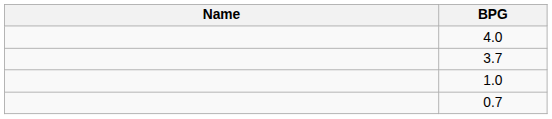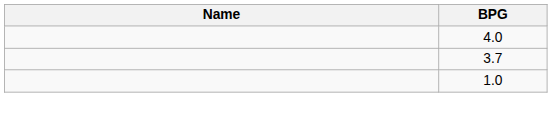- row: (493, 102)
